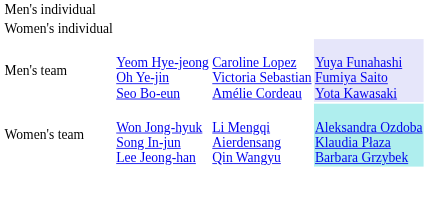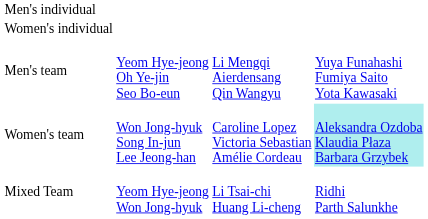(262, 78) Caroline Lopez Victoria Sebastian Amélie Cordeau -> (247, 78) Li Mengqi Aierdensang Qin Wangyu
(359, 78) lavender background -> (359, 78) no background
(247, 142) Li Mengqi Aierdensang Qin Wangyu -> (262, 142) Caroline Lopez Victoria Sebastian Amélie Cordeau
+ row: (39, 192)
